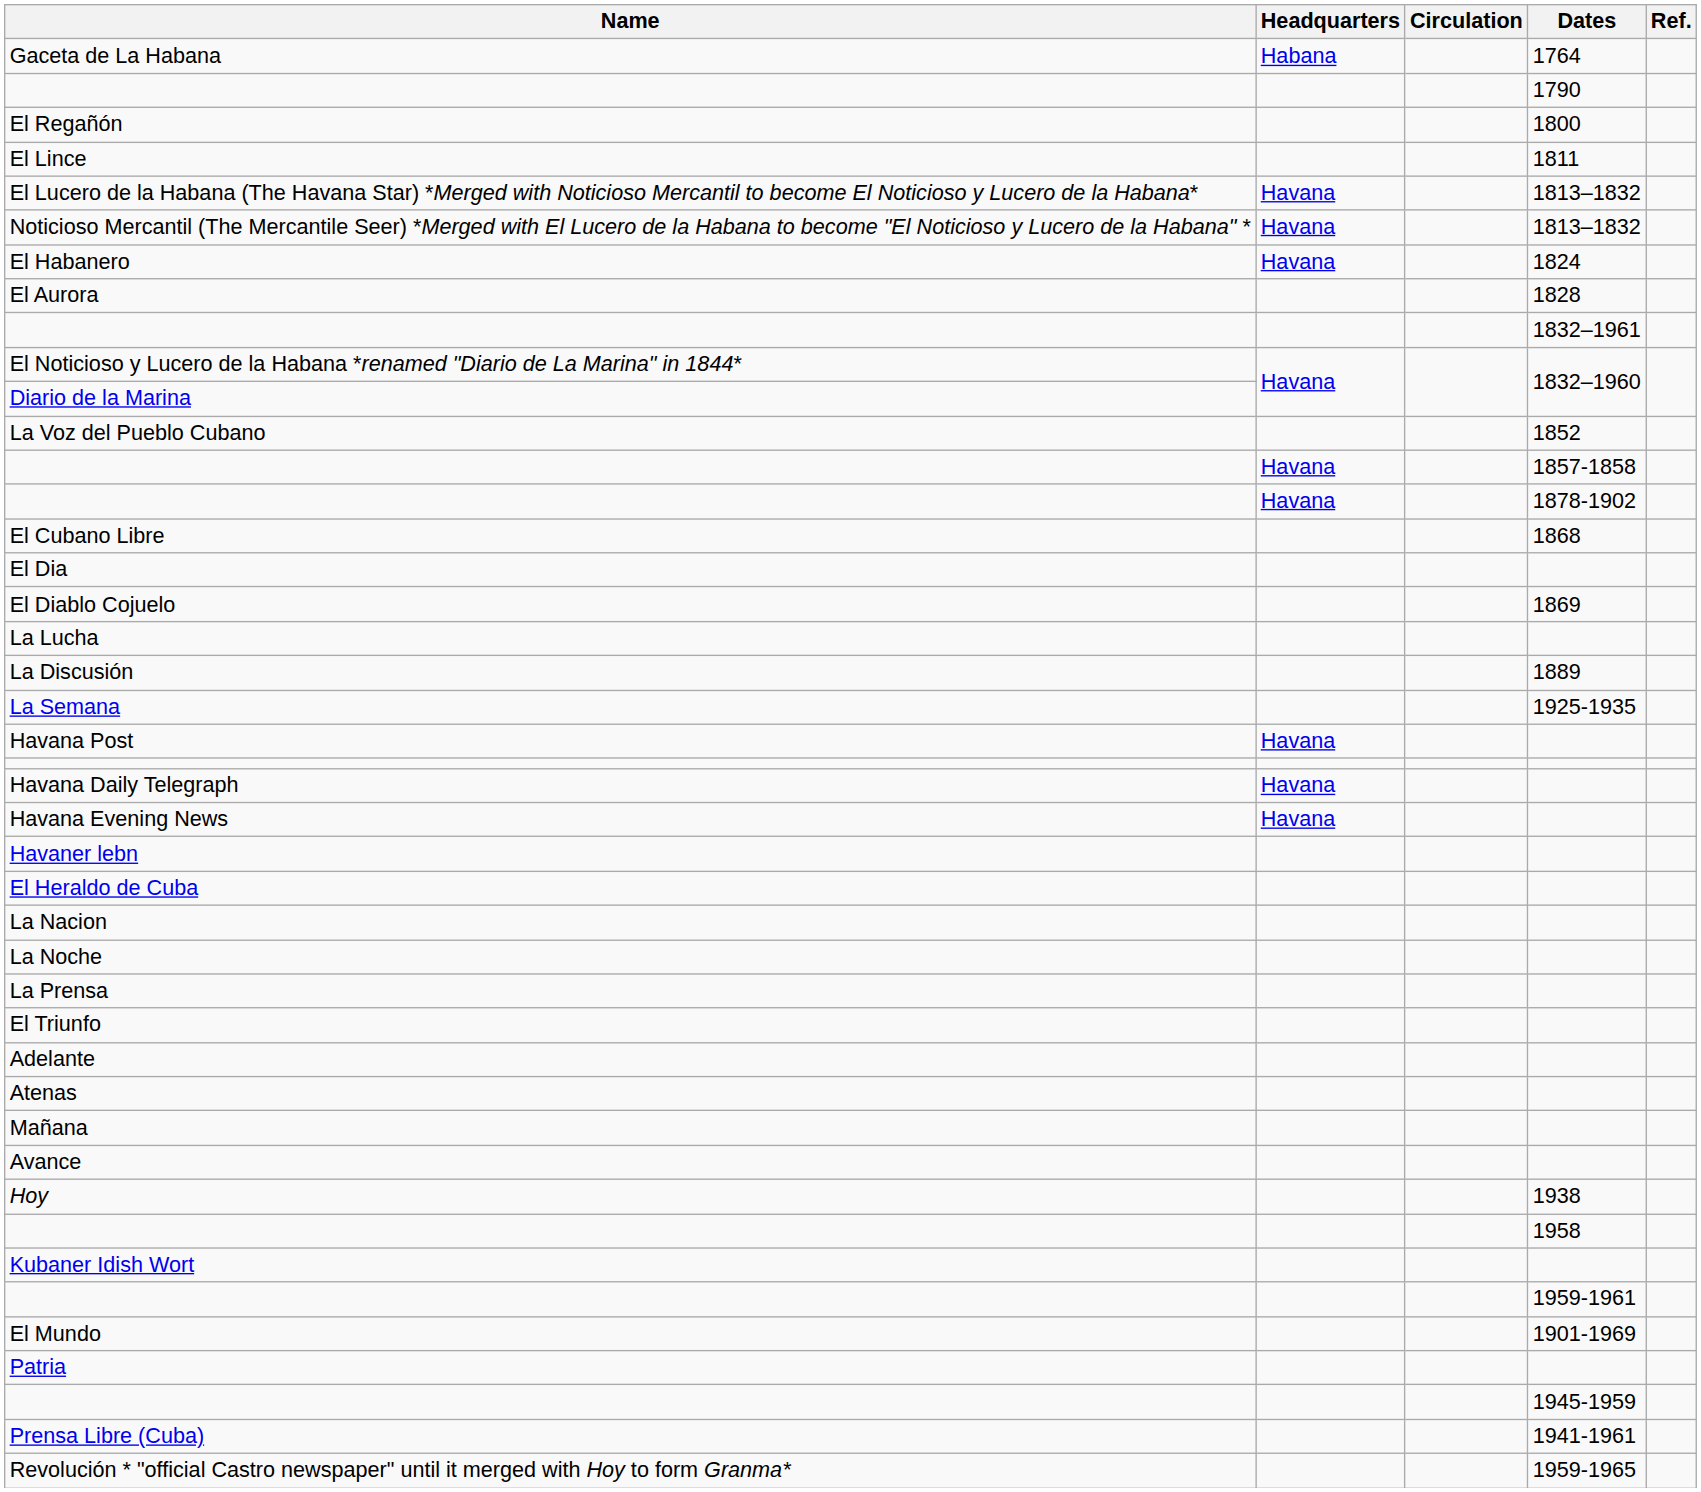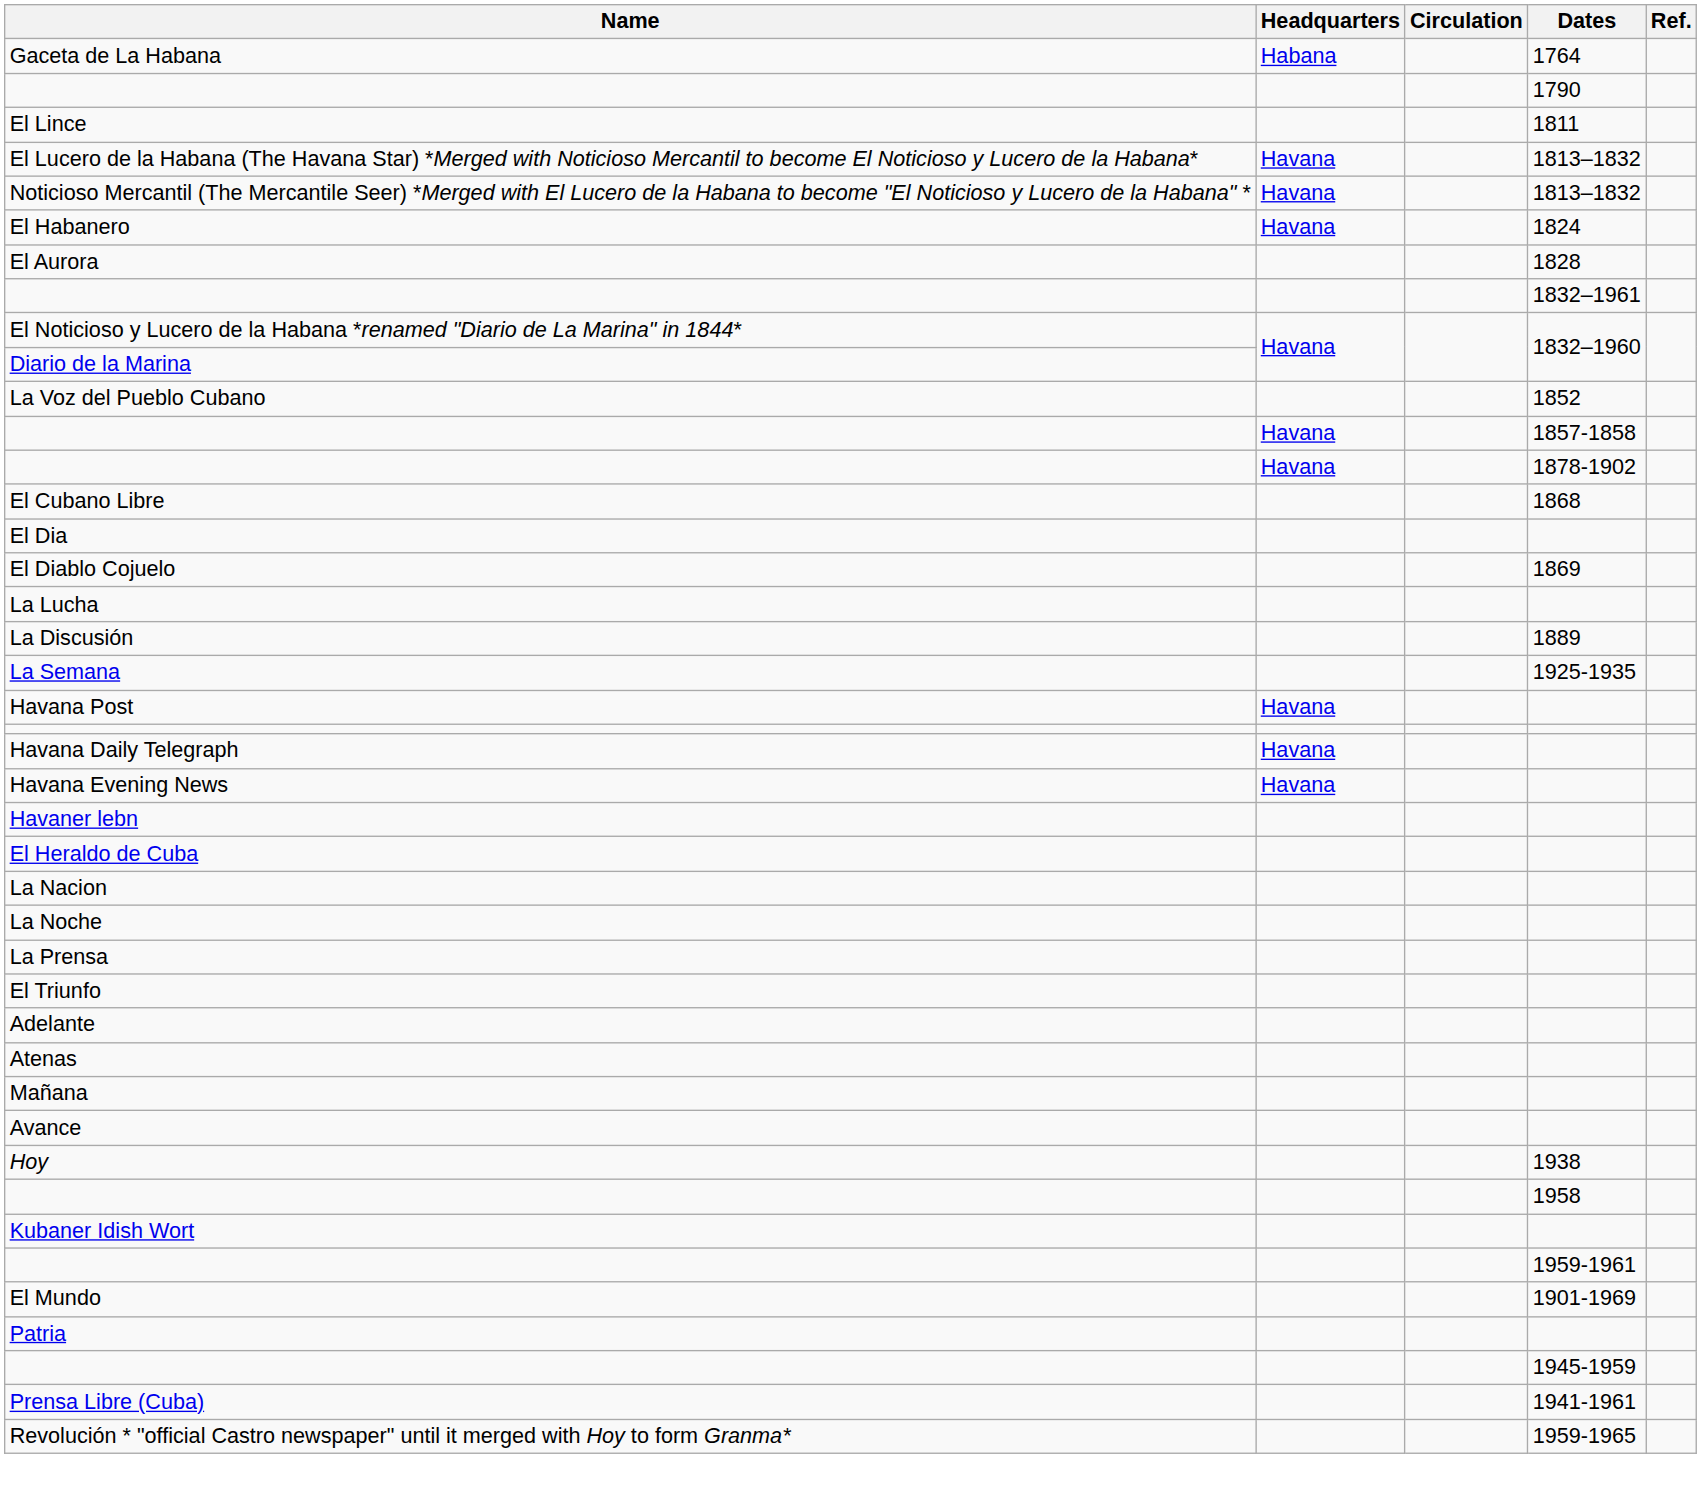- row: (66, 124)
